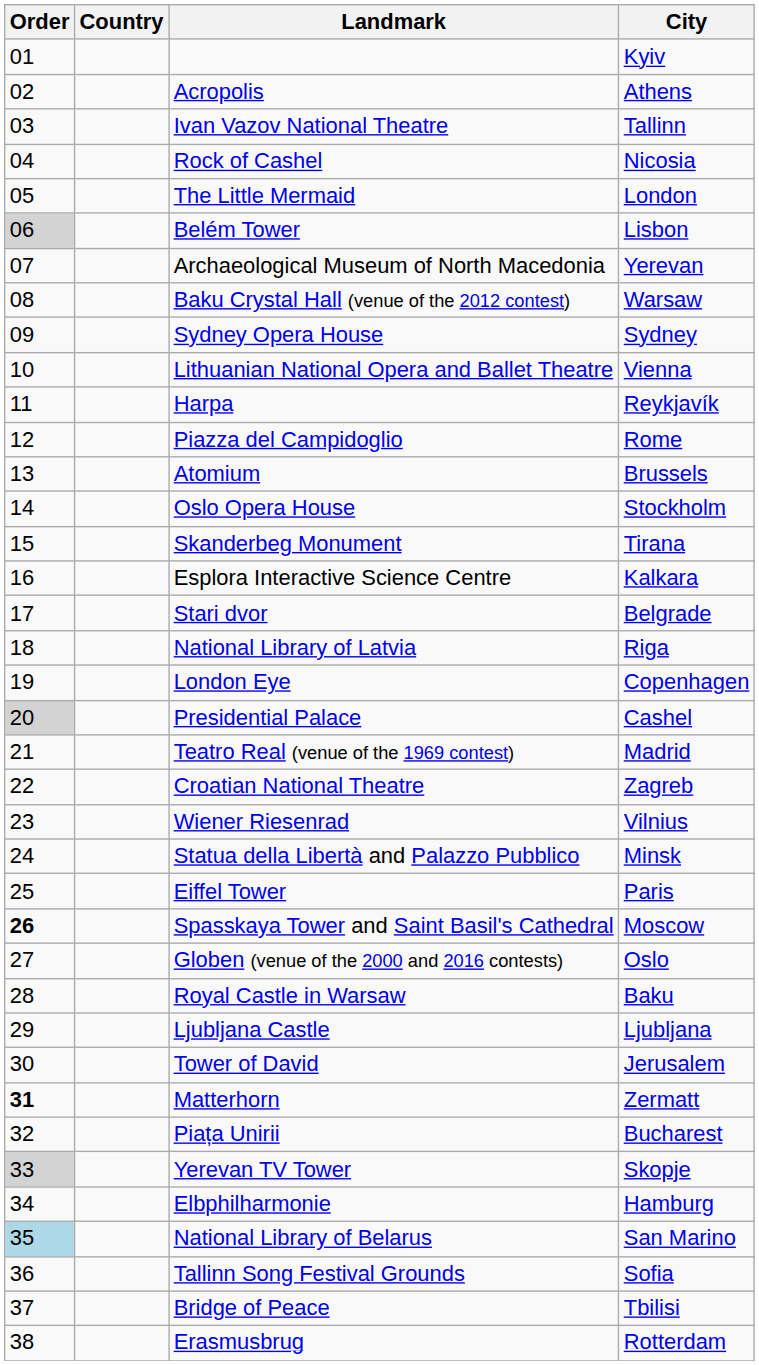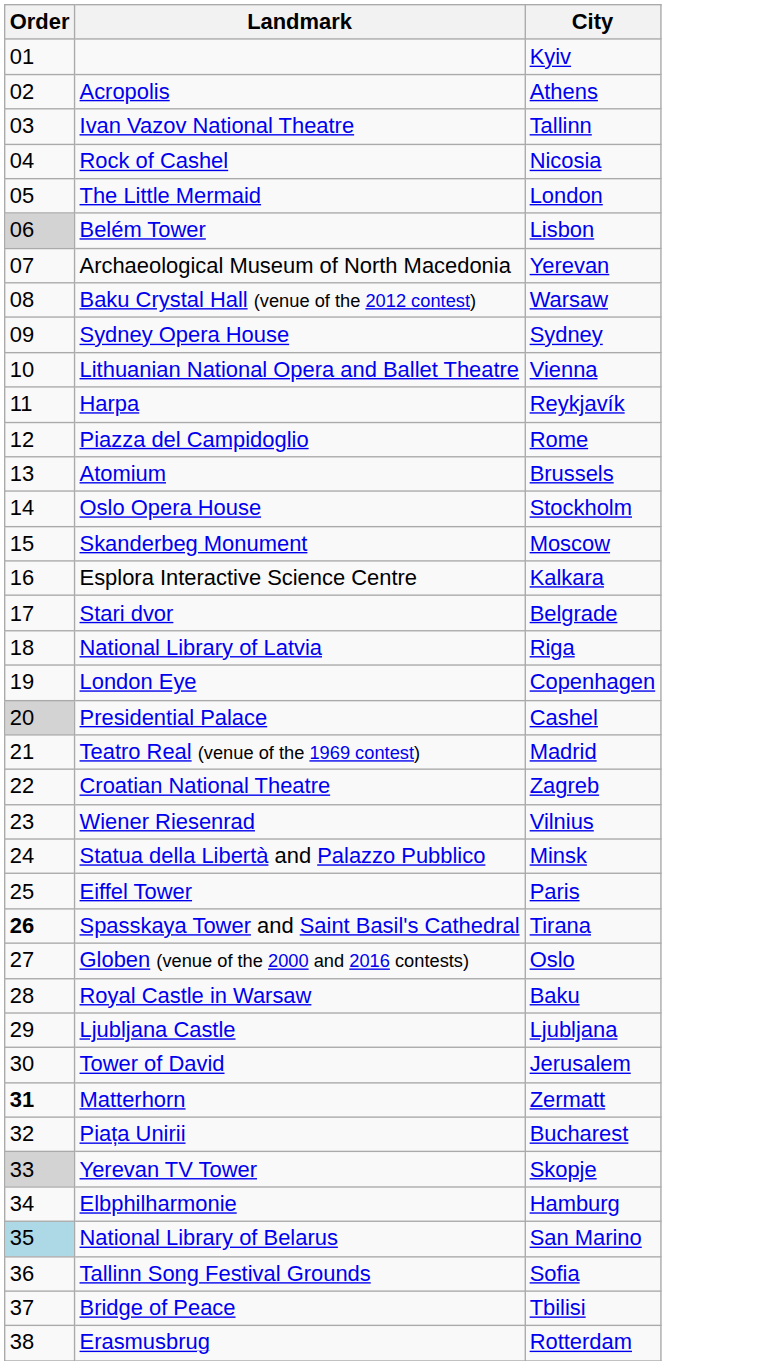- column: (122, 21)
(654, 543) Tirana -> (570, 543) Moscow
(664, 925) Moscow -> (560, 925) Tirana
